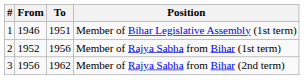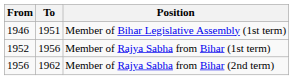- column: (10, 13)
